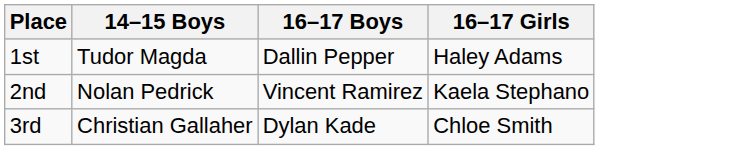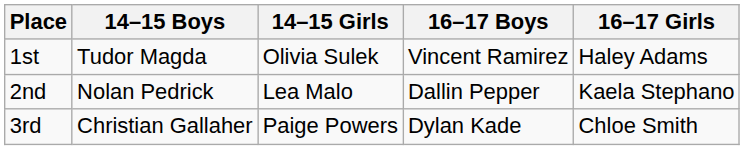+ column: (330, 21)
(328, 56) Dallin Pepper -> (488, 56) Vincent Ramirez
(343, 91) Vincent Ramirez -> (474, 91) Dallin Pepper
